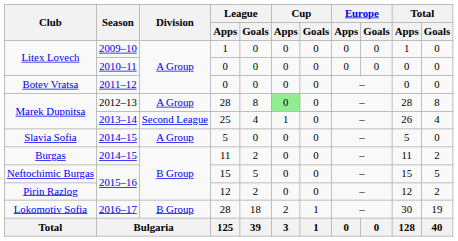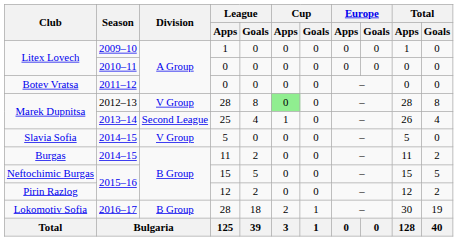(175, 102) A Group -> (175, 102) V Group
(175, 138) A Group -> (175, 138) V Group
